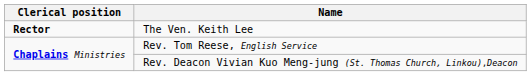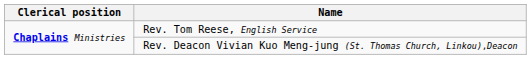- row: (198, 29)
